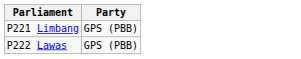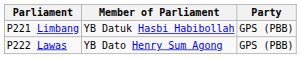+ column: (159, 13)
